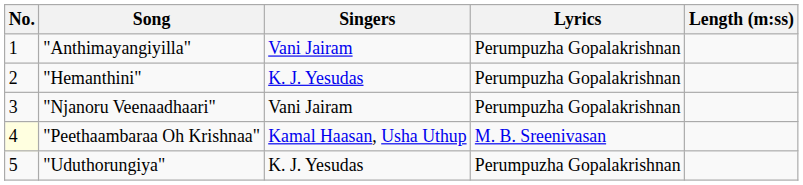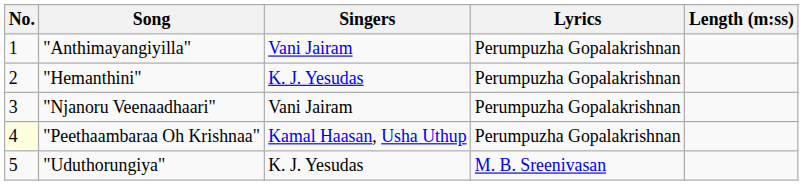(540, 136) M. B. Sreenivasan -> (578, 136) Perumpuzha Gopalakrishnan
(578, 165) Perumpuzha Gopalakrishnan -> (540, 165) M. B. Sreenivasan
